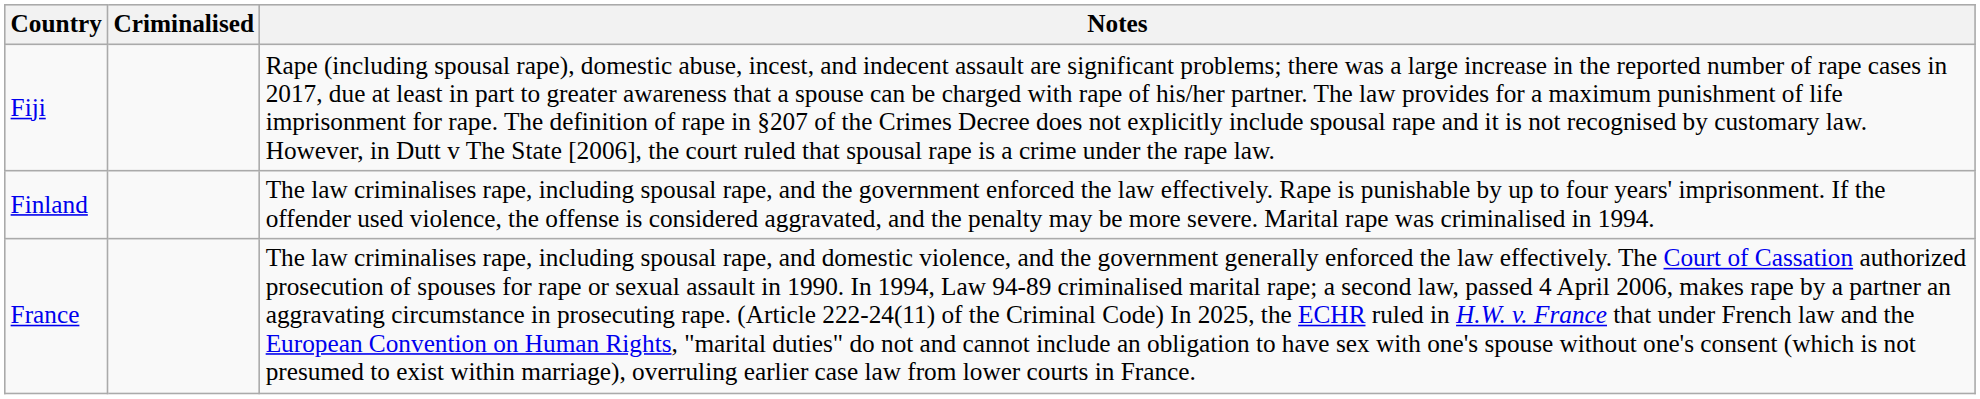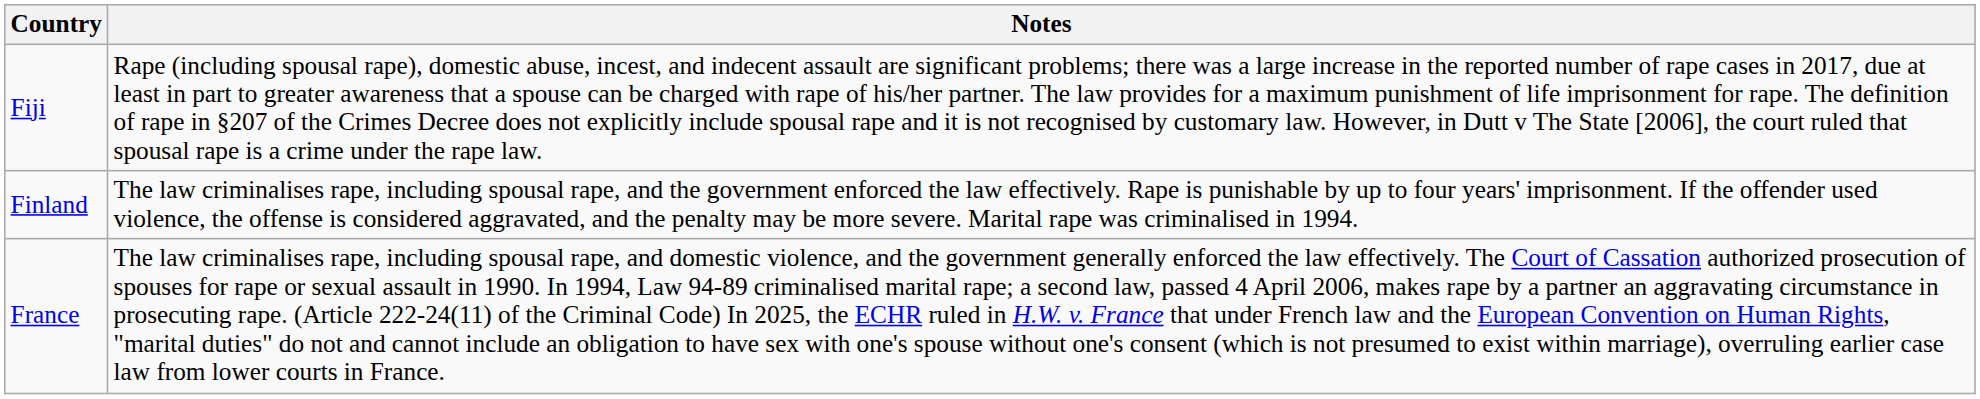- column: (184, 24)
